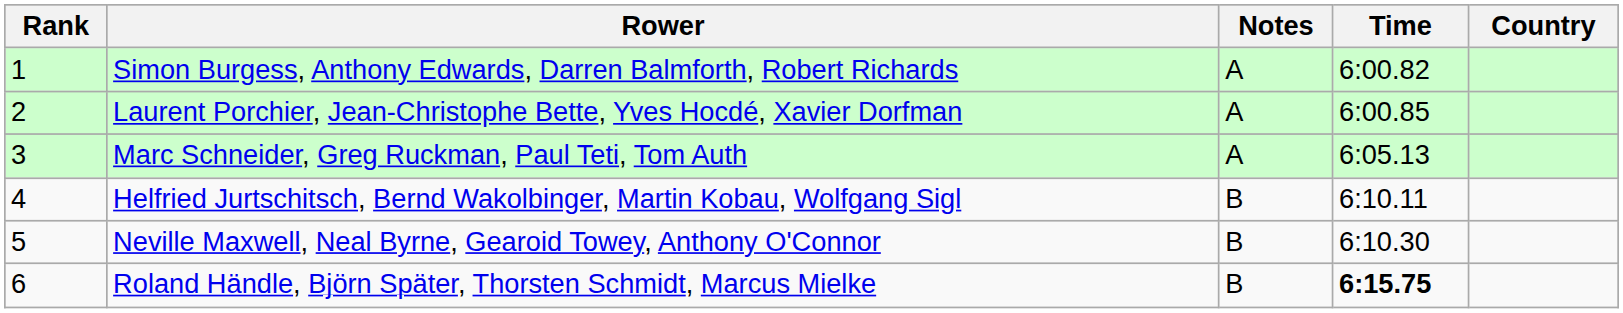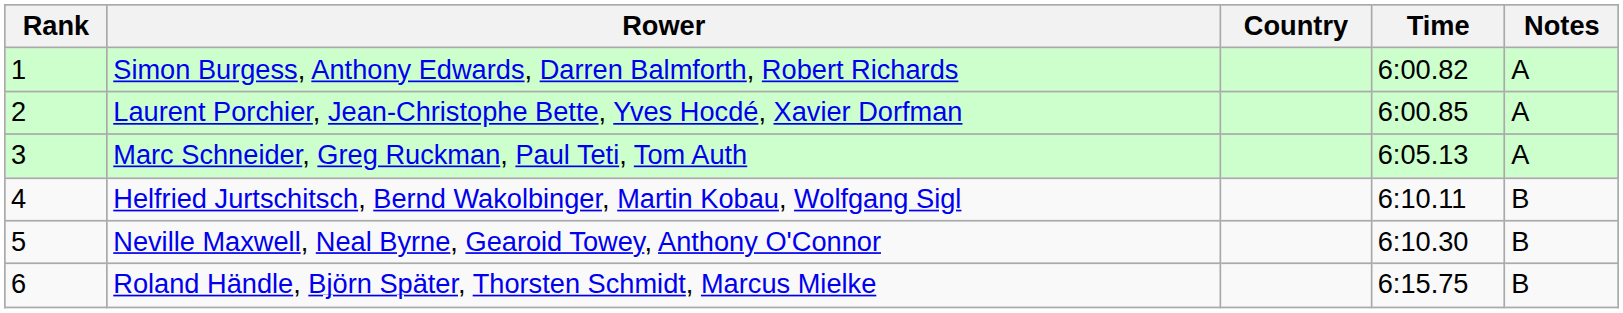columns swapped: (1543, 26) <-> (1276, 26)
(1385, 284) bold -> (1423, 284) normal
